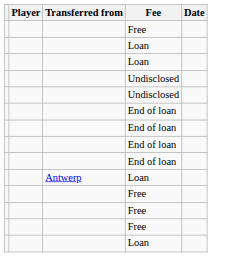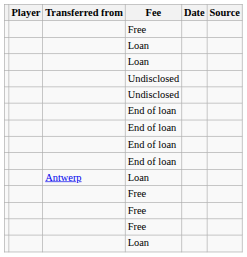+ column: (225, 12)
